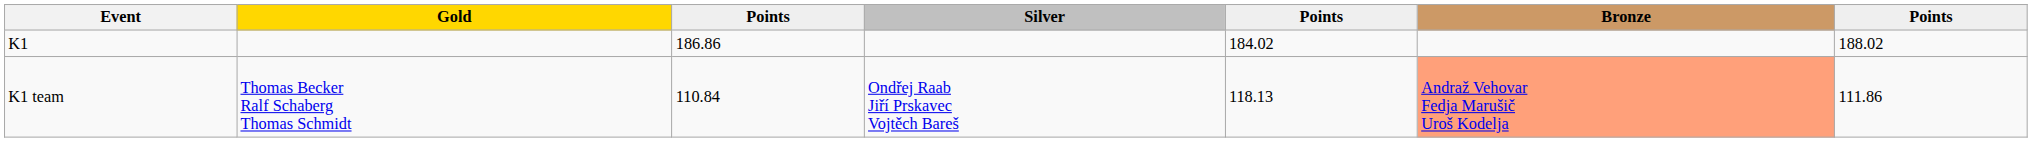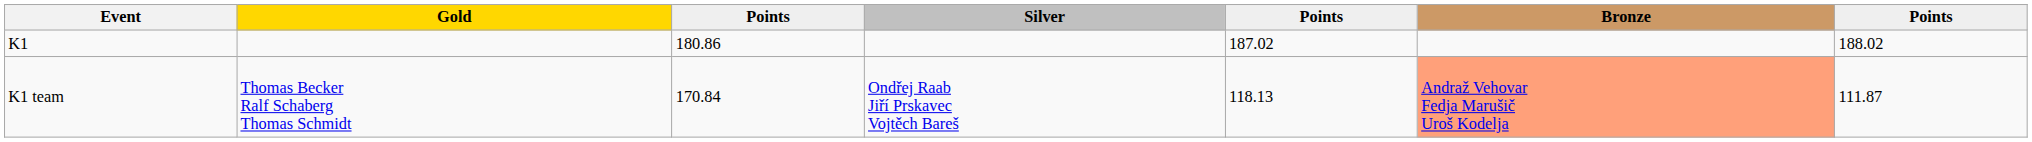(698, 43) 186.86 -> (698, 43) 180.86
(1251, 43) 184.02 -> (1251, 43) 187.02
(698, 96) 110.84 -> (698, 96) 170.84
(1860, 96) 111.86 -> (1860, 96) 111.87
